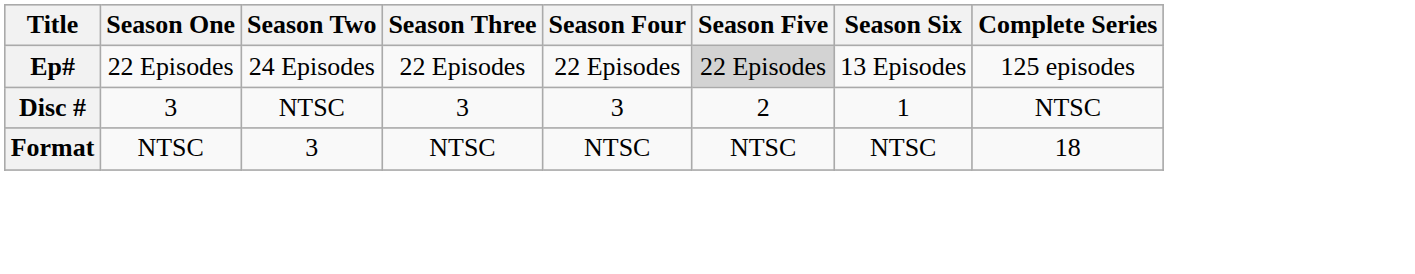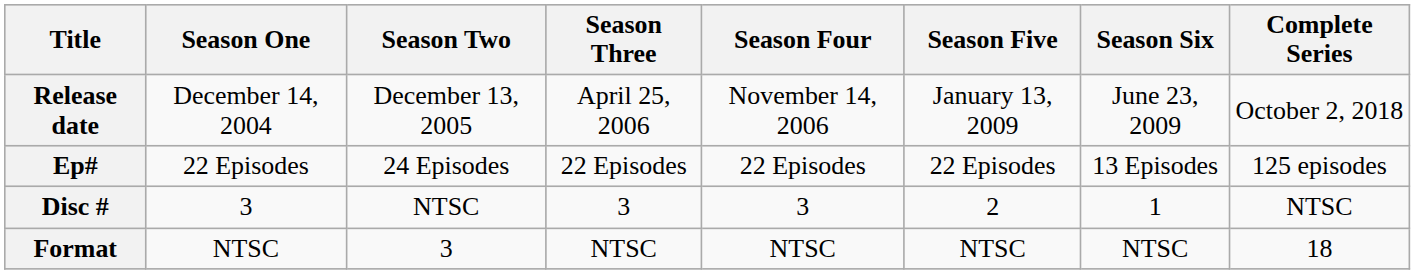+ row: (75, 109)
(763, 66) lightgrey background -> (993, 165) no background
